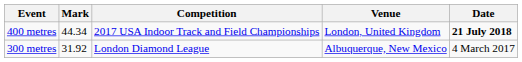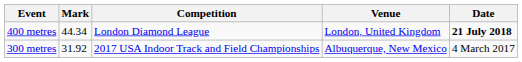(207, 31) 2017 USA Indoor Track and Field Championships -> (152, 31) London Diamond League
(152, 48) London Diamond League -> (207, 48) 2017 USA Indoor Track and Field Championships
